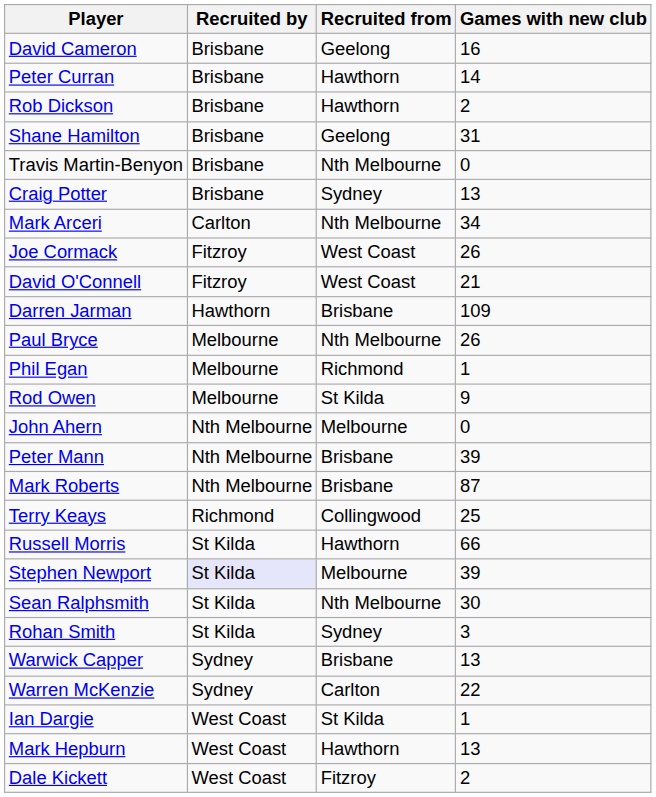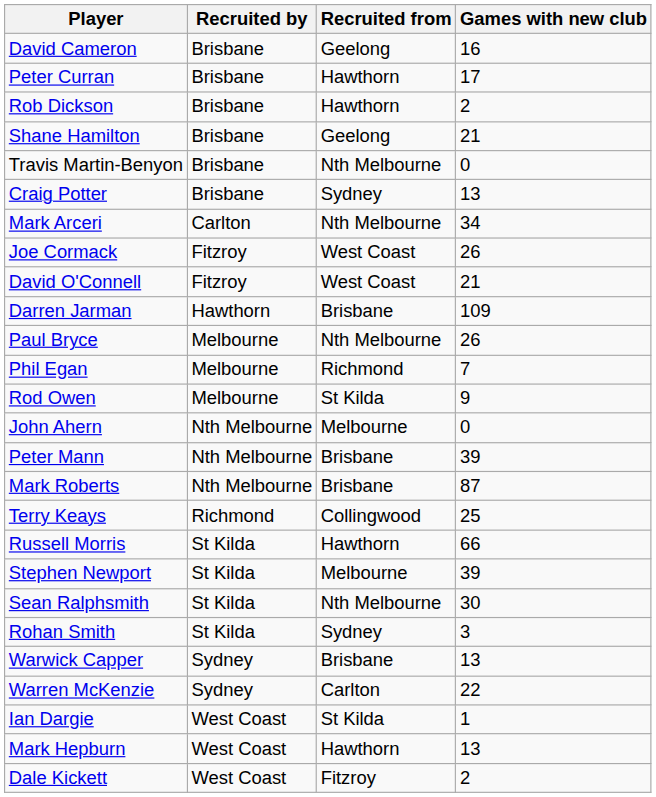(470, 77) 14 -> (470, 77) 17
(470, 135) 31 -> (470, 135) 21
(465, 369) 1 -> (465, 369) 7
(223, 573) lavender background -> (223, 573) no background
